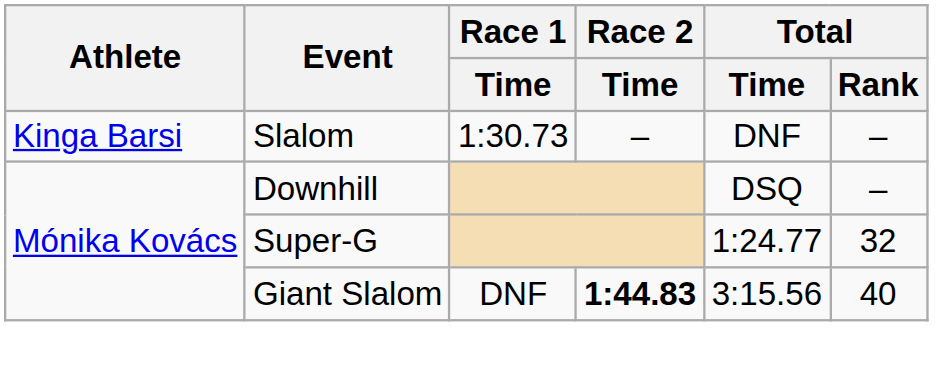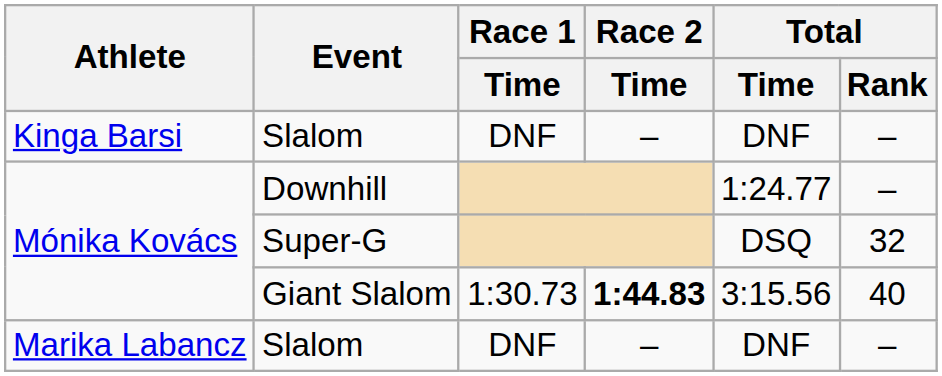(513, 136) 1:30.73 -> (522, 136) DNF
(767, 189) DSQ -> (776, 189) 1:24.77
(767, 241) 1:24.77 -> (776, 241) DSQ
(513, 293) DNF -> (522, 293) 1:30.73
+ row: (130, 346)
